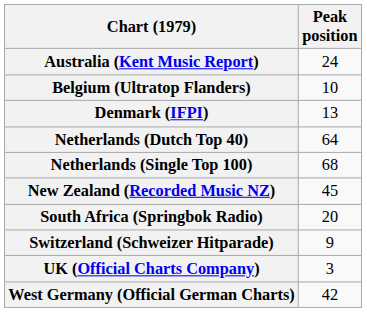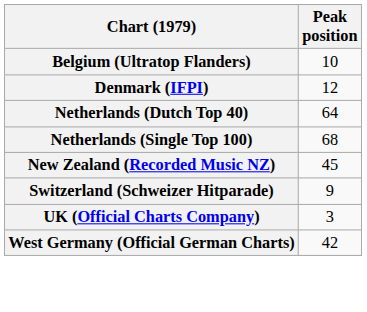- row: (151, 61)
(330, 113) 13 -> (330, 87) 12
- row: (151, 216)
